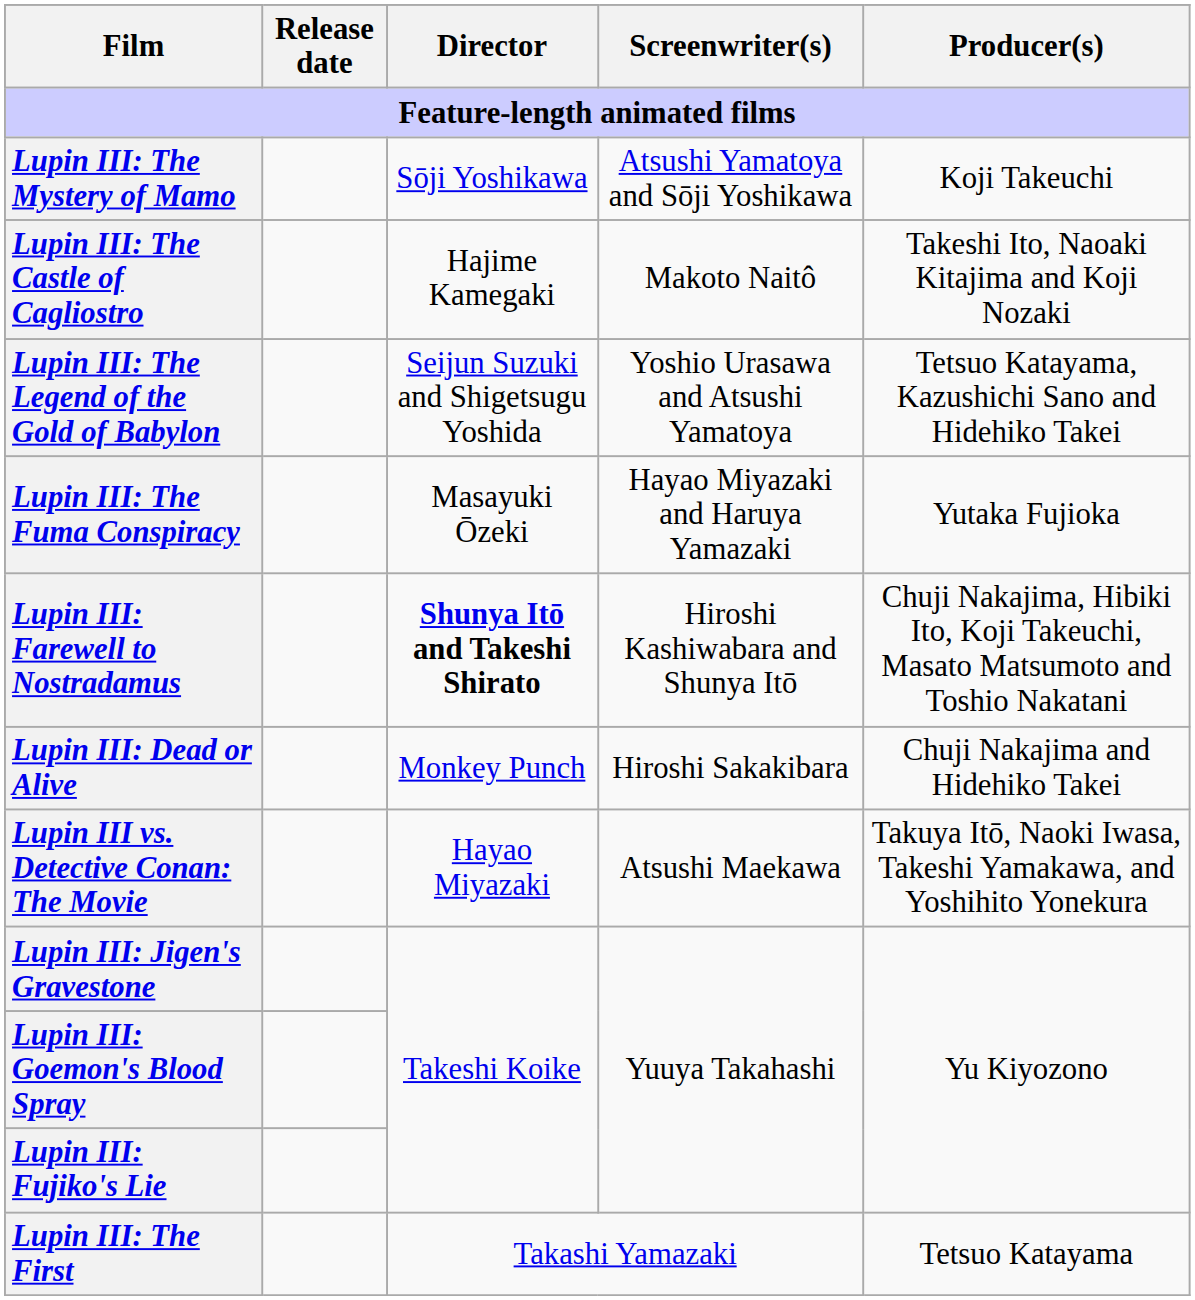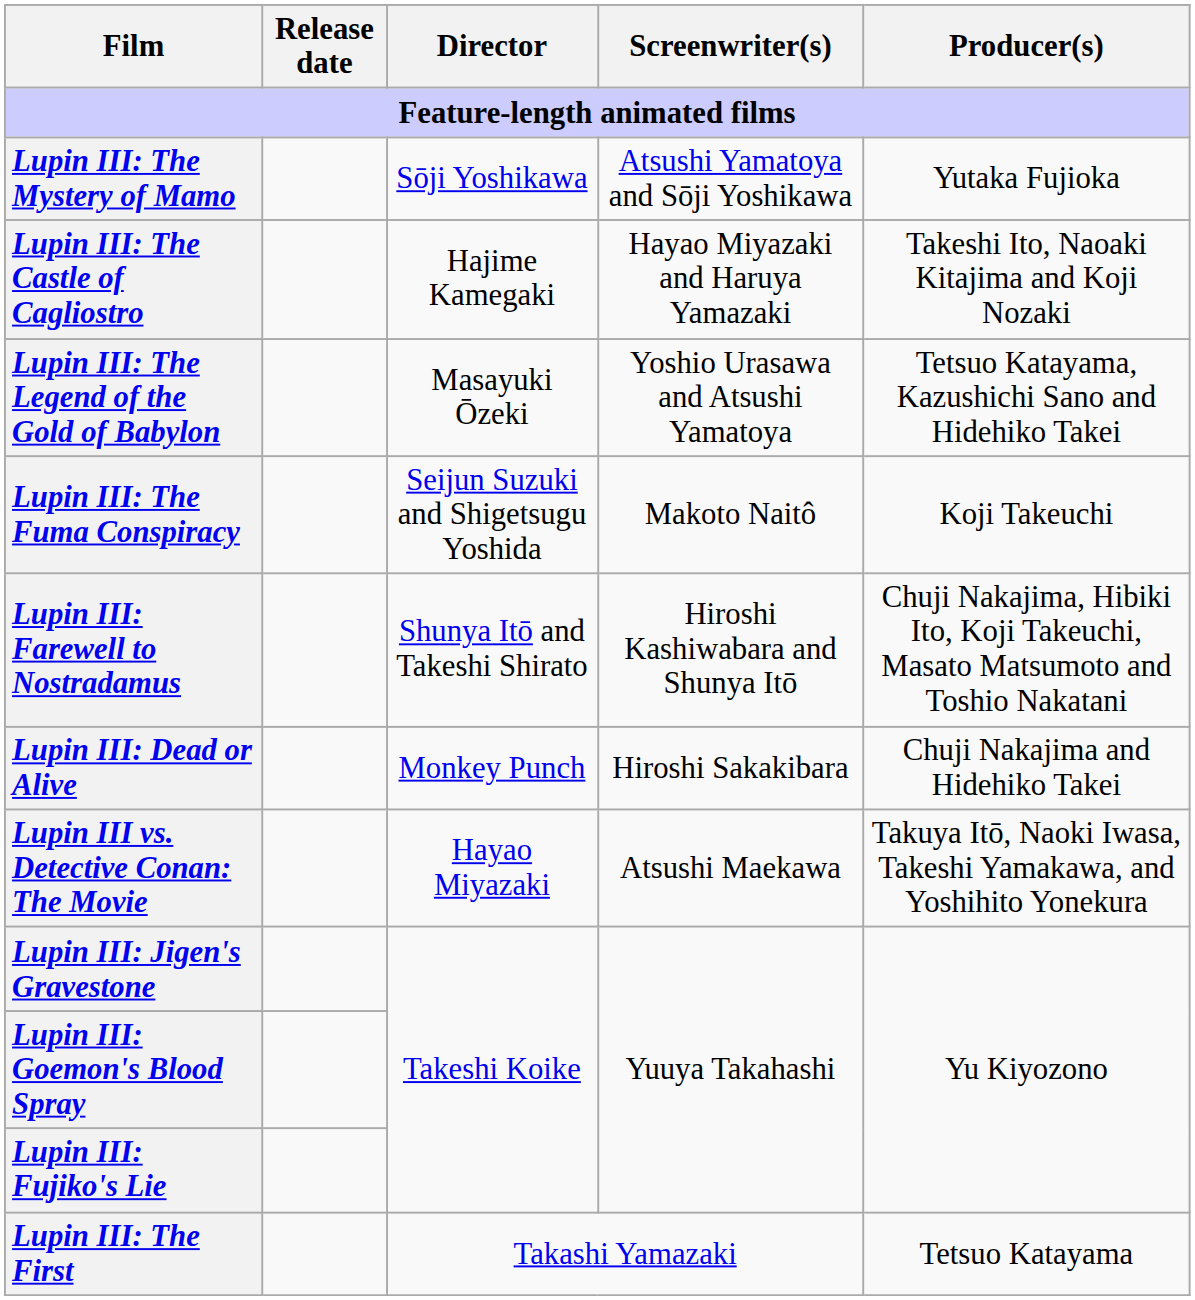(1026, 178) Koji Takeuchi -> (1026, 178) Yutaka Fujioka
(730, 278) Makoto Naitô -> (730, 278) Hayao Miyazaki and Haruya Yamazaki
(492, 396) Seijun Suzuki and Shigetsugu Yoshida -> (492, 396) Masayuki Ōzeki
(492, 514) Masayuki Ōzeki -> (492, 514) Seijun Suzuki and Shigetsugu Yoshida
(730, 514) Hayao Miyazaki and Haruya Yamazaki -> (730, 514) Makoto Naitô
(1026, 514) Yutaka Fujioka -> (1026, 514) Koji Takeuchi
(492, 649) bold -> (492, 649) normal
